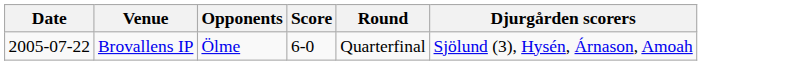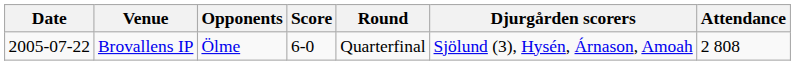+ column: (743, 18)
